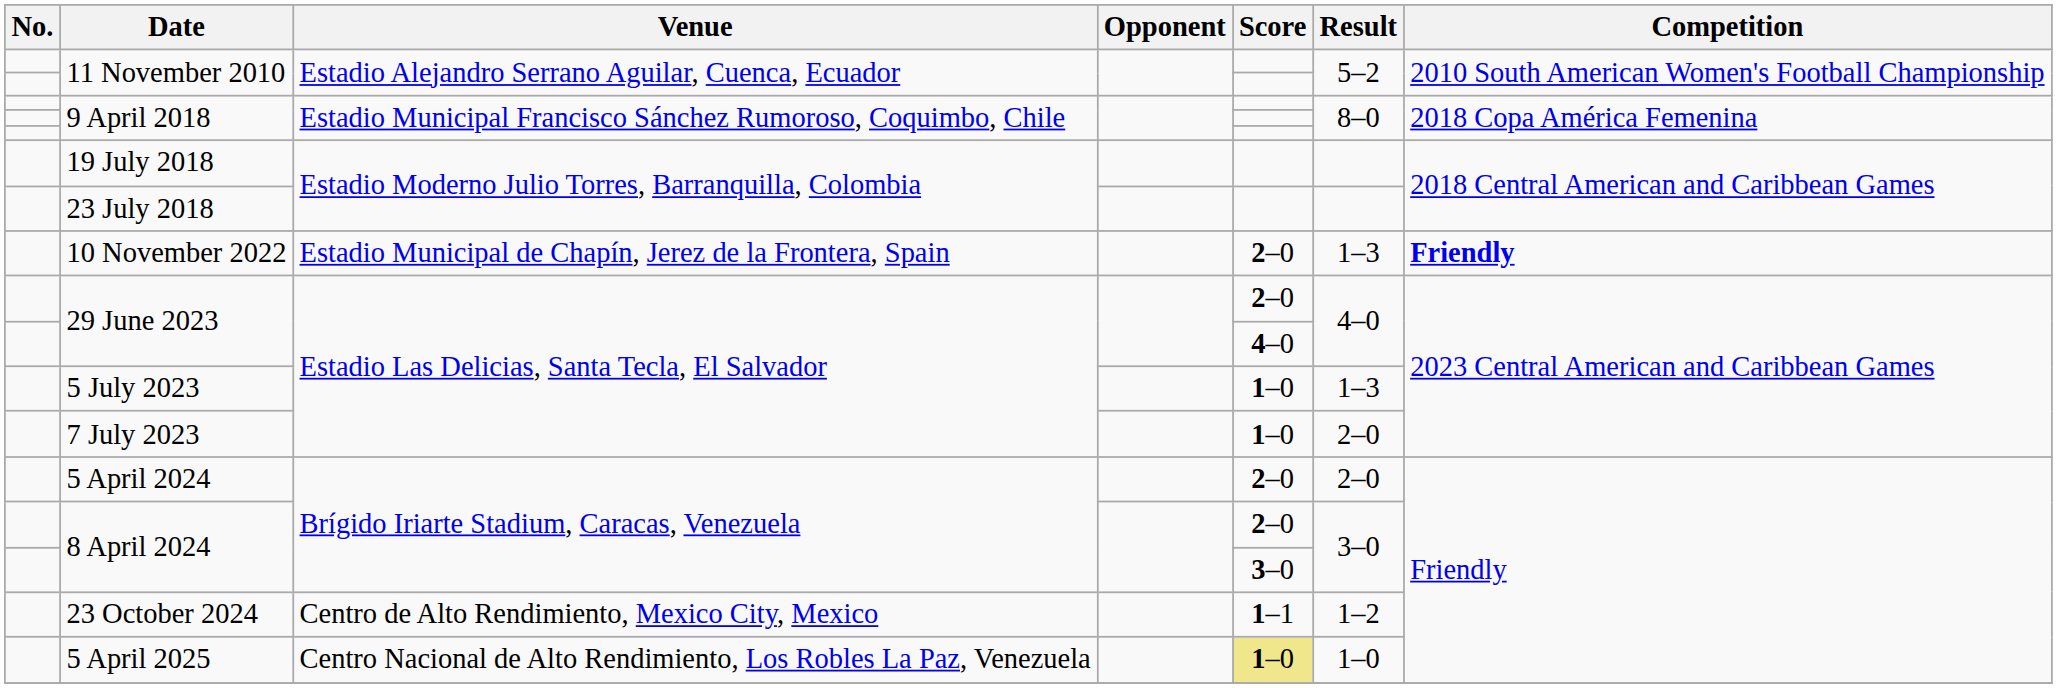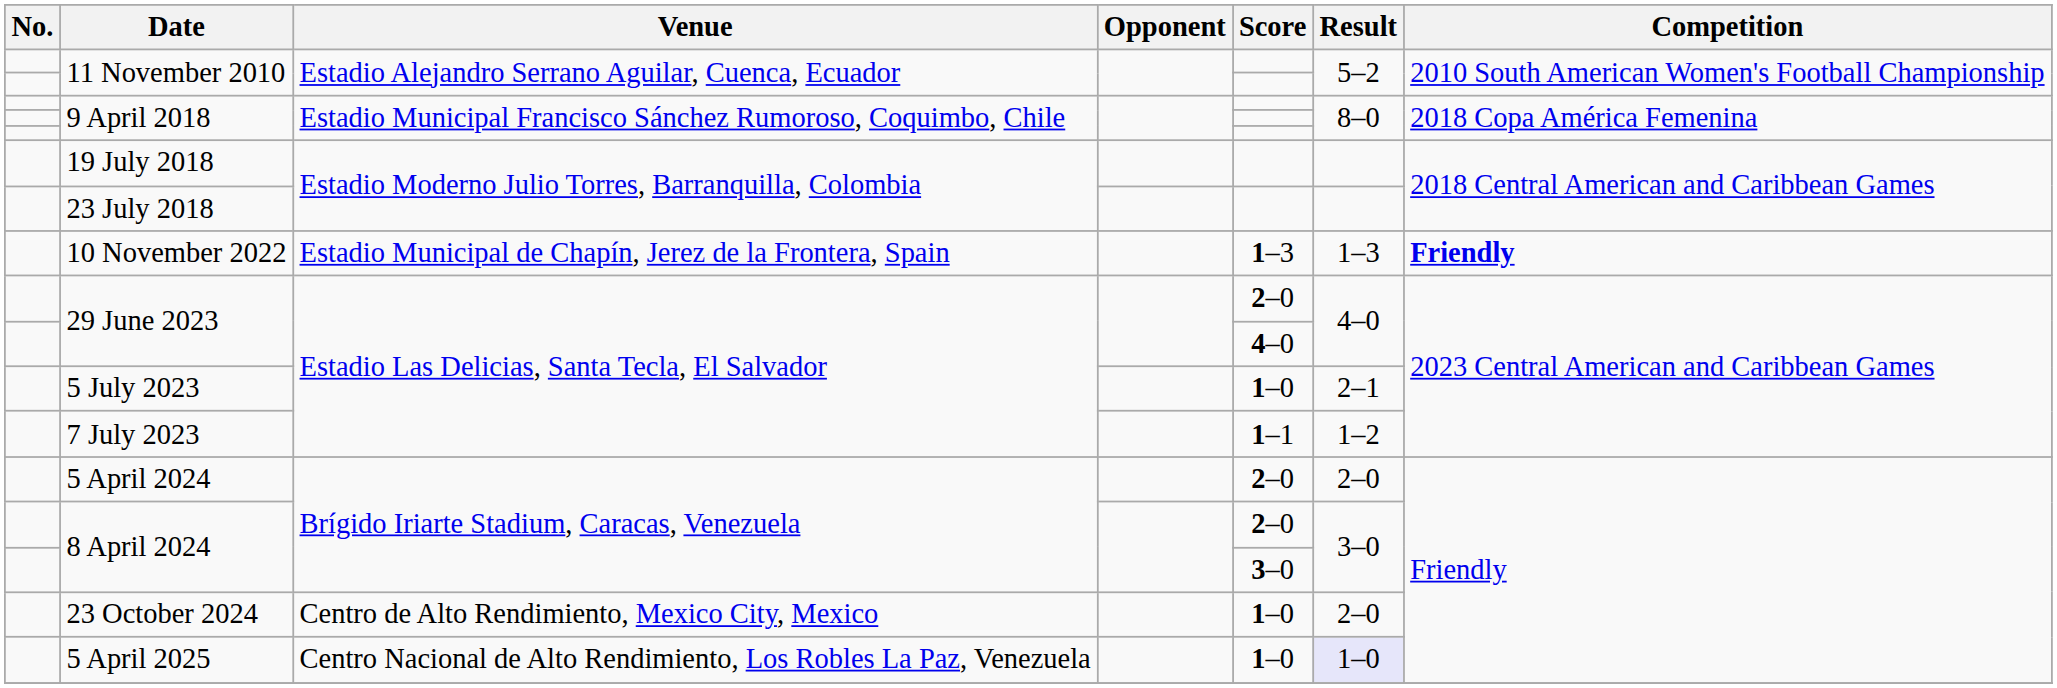(1273, 252) 2–0 -> (1273, 252) 1–3
(1358, 388) 1–3 -> (1358, 388) 2–1
(1273, 433) 1–0 -> (1273, 433) 1–1
(1358, 433) 2–0 -> (1358, 433) 1–2
(1273, 614) 1–1 -> (1273, 614) 1–0
(1358, 614) 1–2 -> (1358, 614) 2–0
(1273, 659) khaki background -> (1273, 659) no background
(1358, 659) no background -> (1358, 659) lavender background
